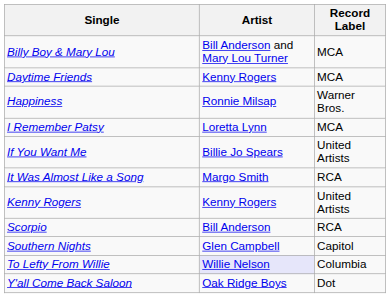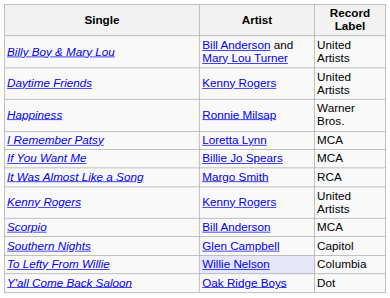(330, 51) MCA -> (334, 51) United Artists
(330, 77) MCA -> (334, 83) United Artists
(334, 152) United Artists -> (330, 158) MCA
(329, 227) RCA -> (330, 227) MCA
